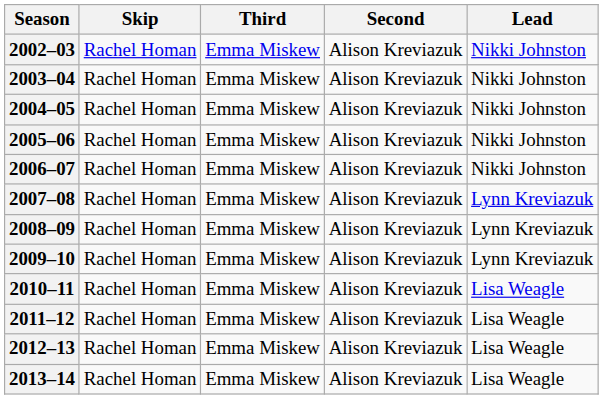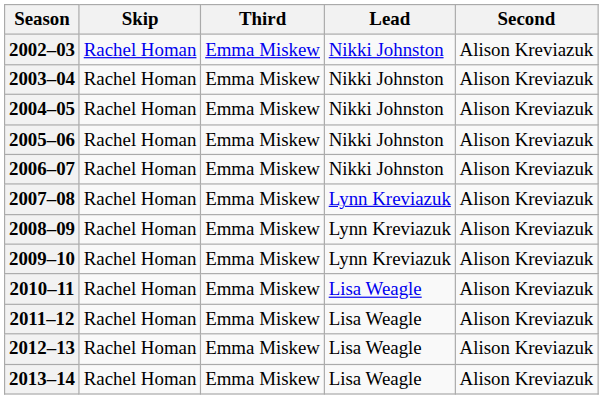columns swapped: (396, 19) <-> (532, 19)
